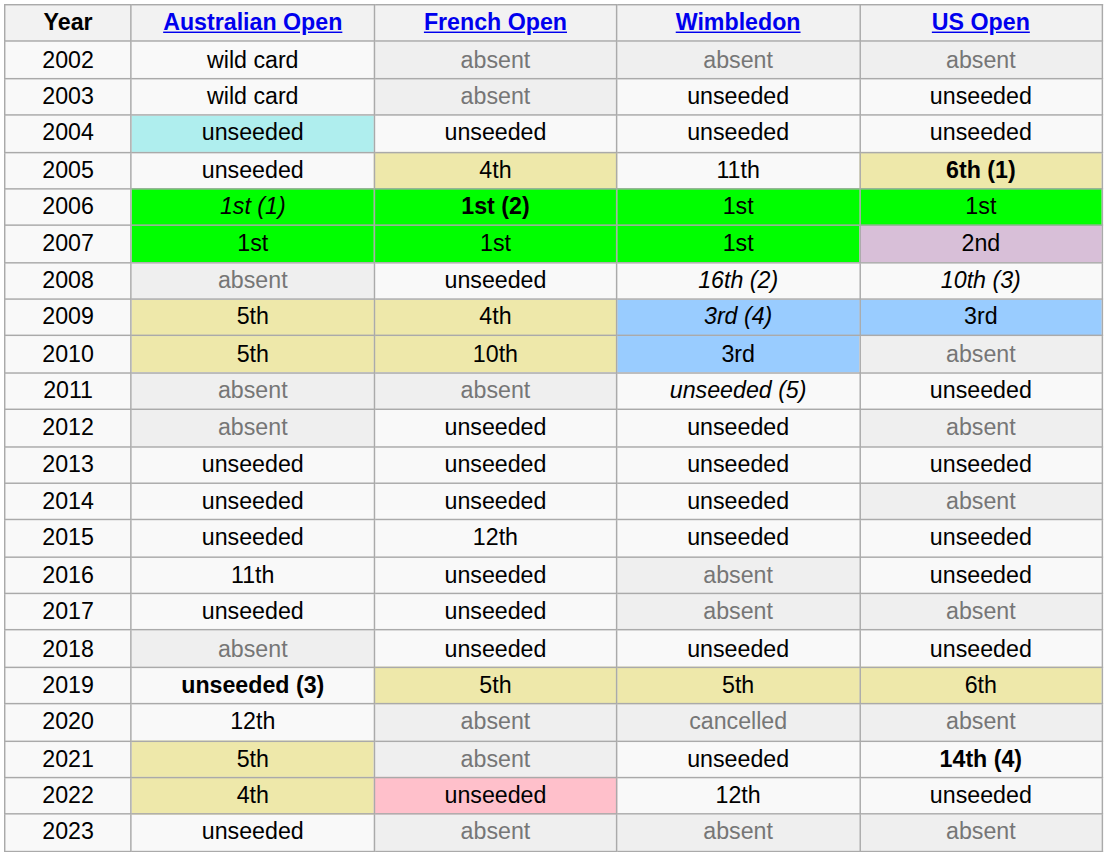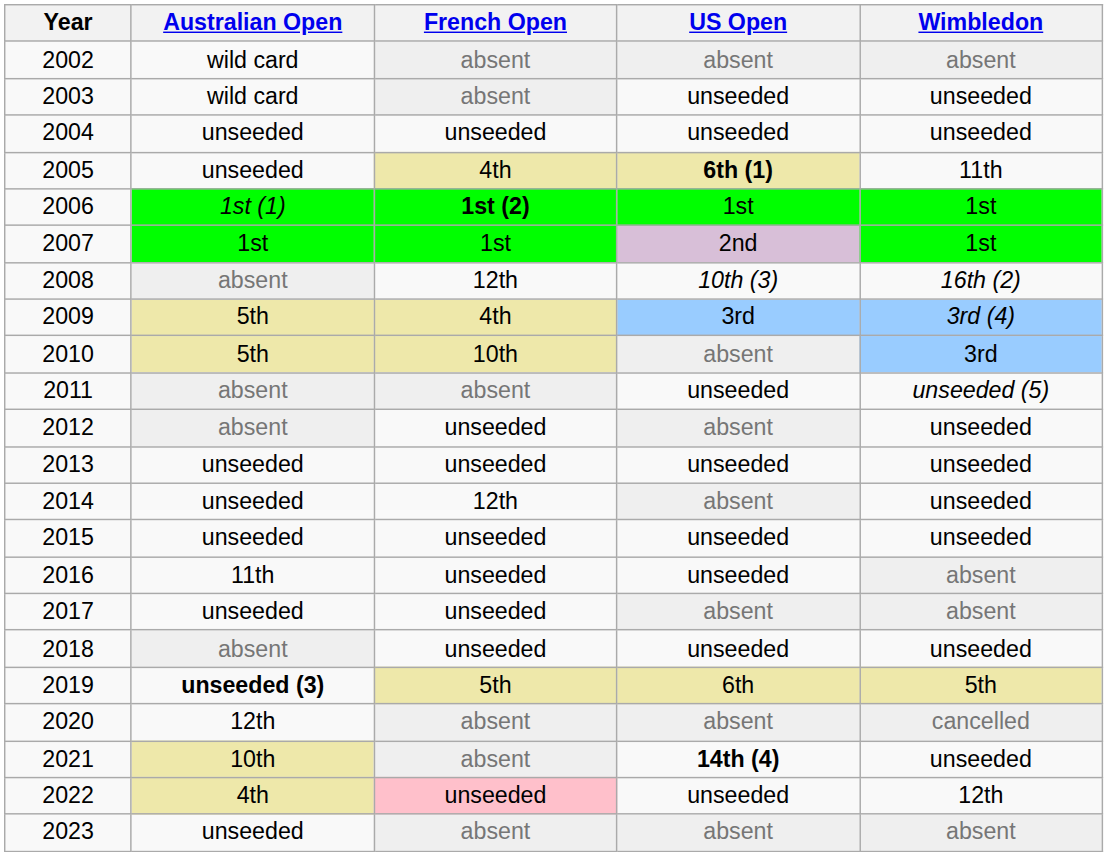columns swapped: (738, 22) <-> (981, 22)
(253, 133) paleturquoise background -> (253, 133) no background
(495, 280) unseeded -> (495, 280) 12th
(495, 501) unseeded -> (495, 501) 12th
(495, 538) 12th -> (495, 538) unseeded
(253, 758) 5th -> (253, 758) 10th
